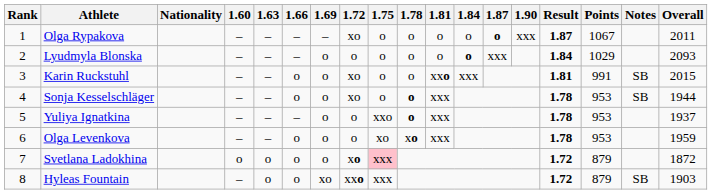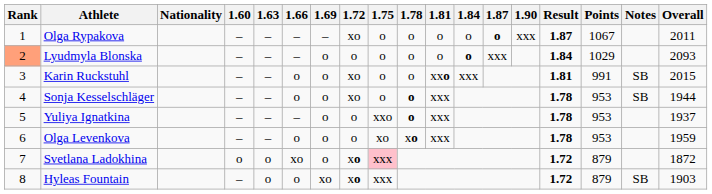(23, 55) no background -> (23, 55) lightsalmon background
(297, 158) o -> (297, 158) xo
(354, 179) xxo -> (354, 179) xo
